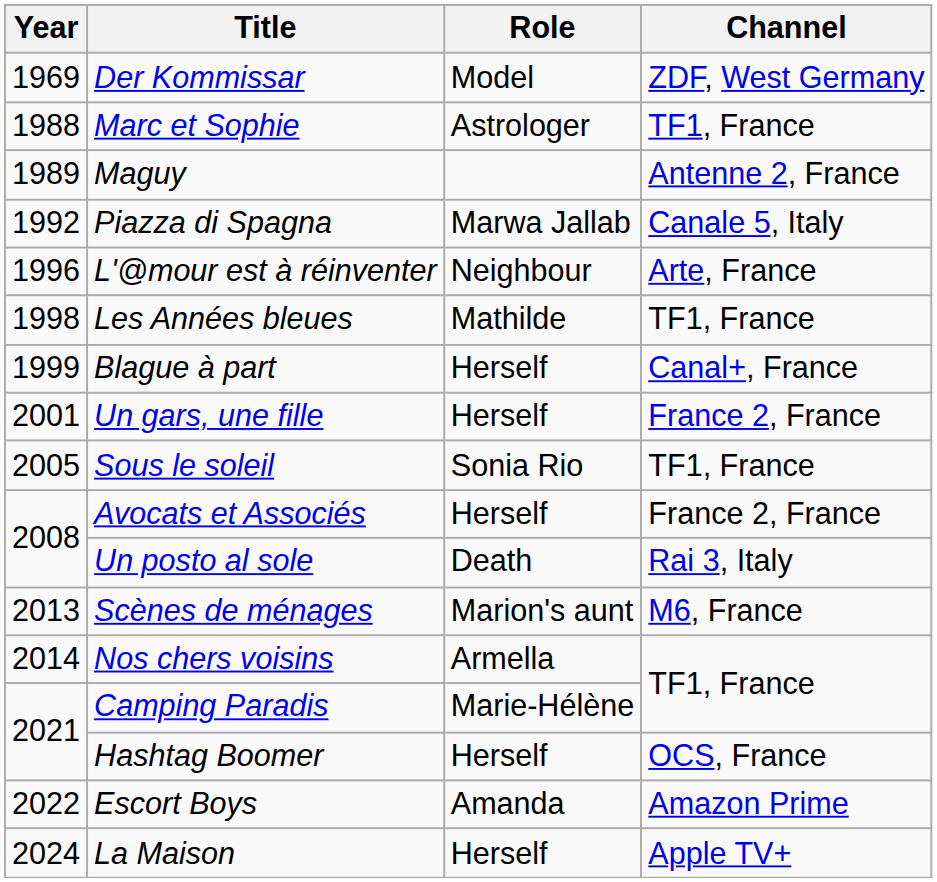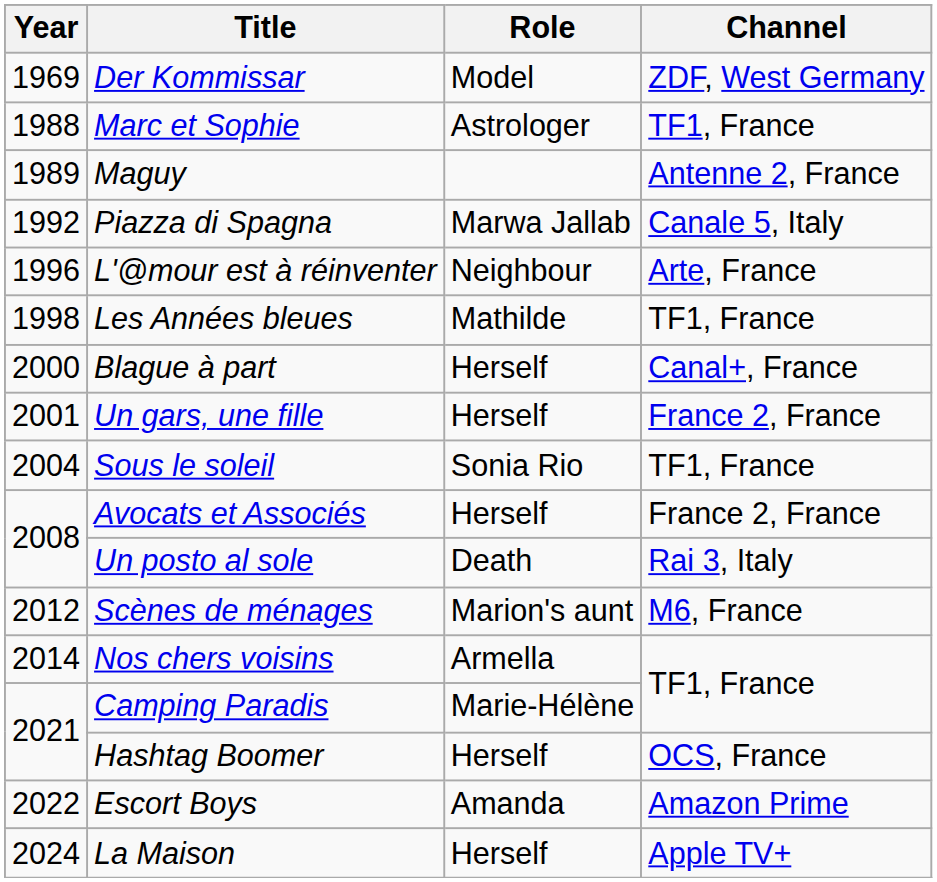(46, 367) 1999 -> (46, 367) 2000
(46, 464) 2005 -> (46, 464) 2004
(46, 610) 2013 -> (46, 610) 2012
